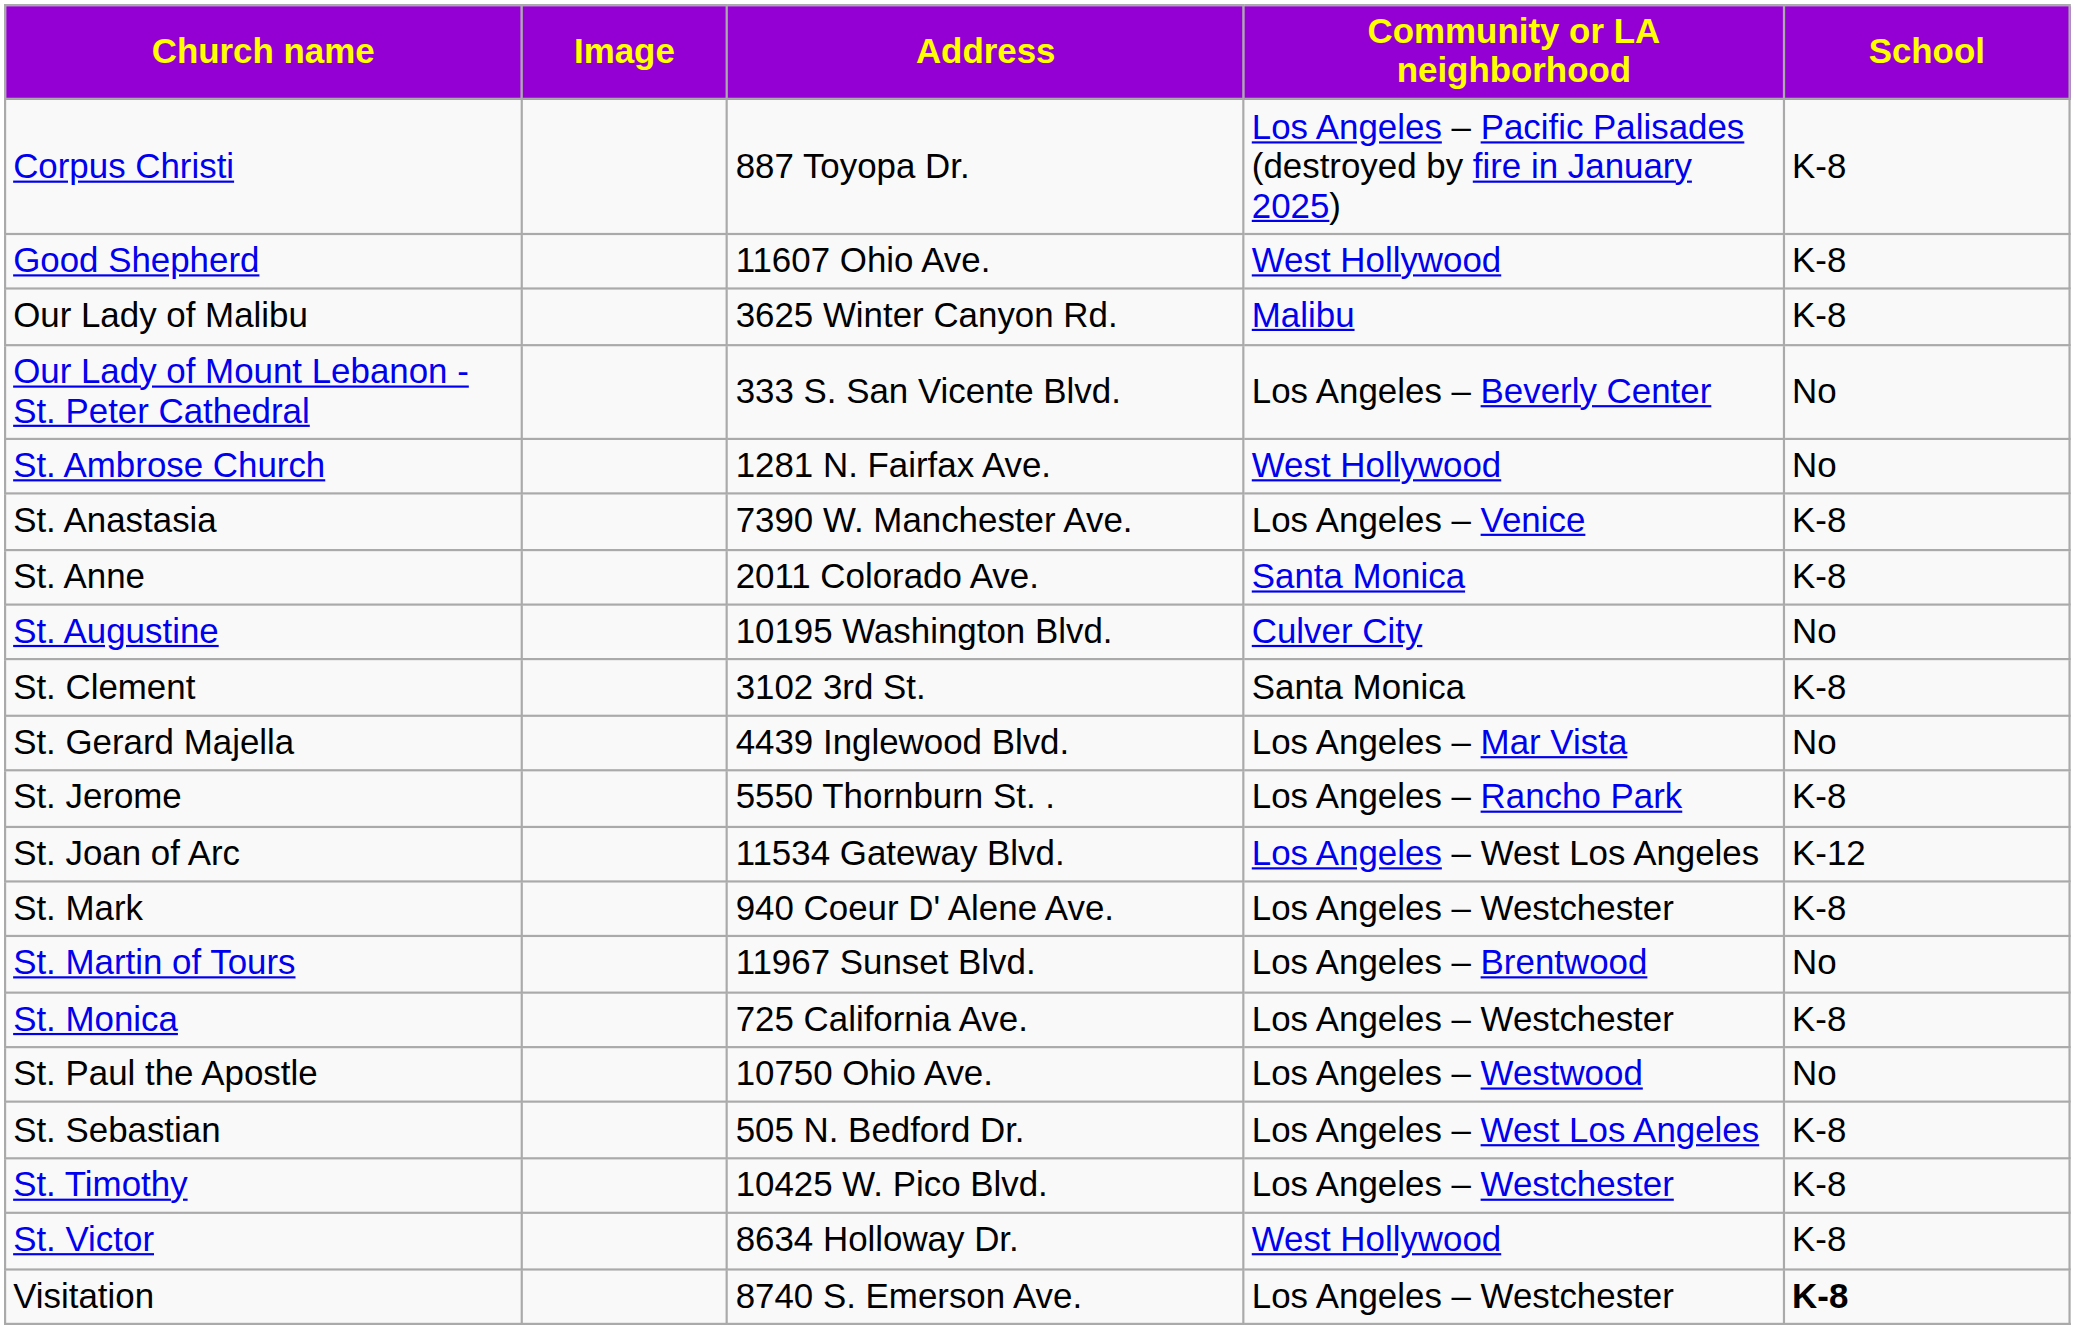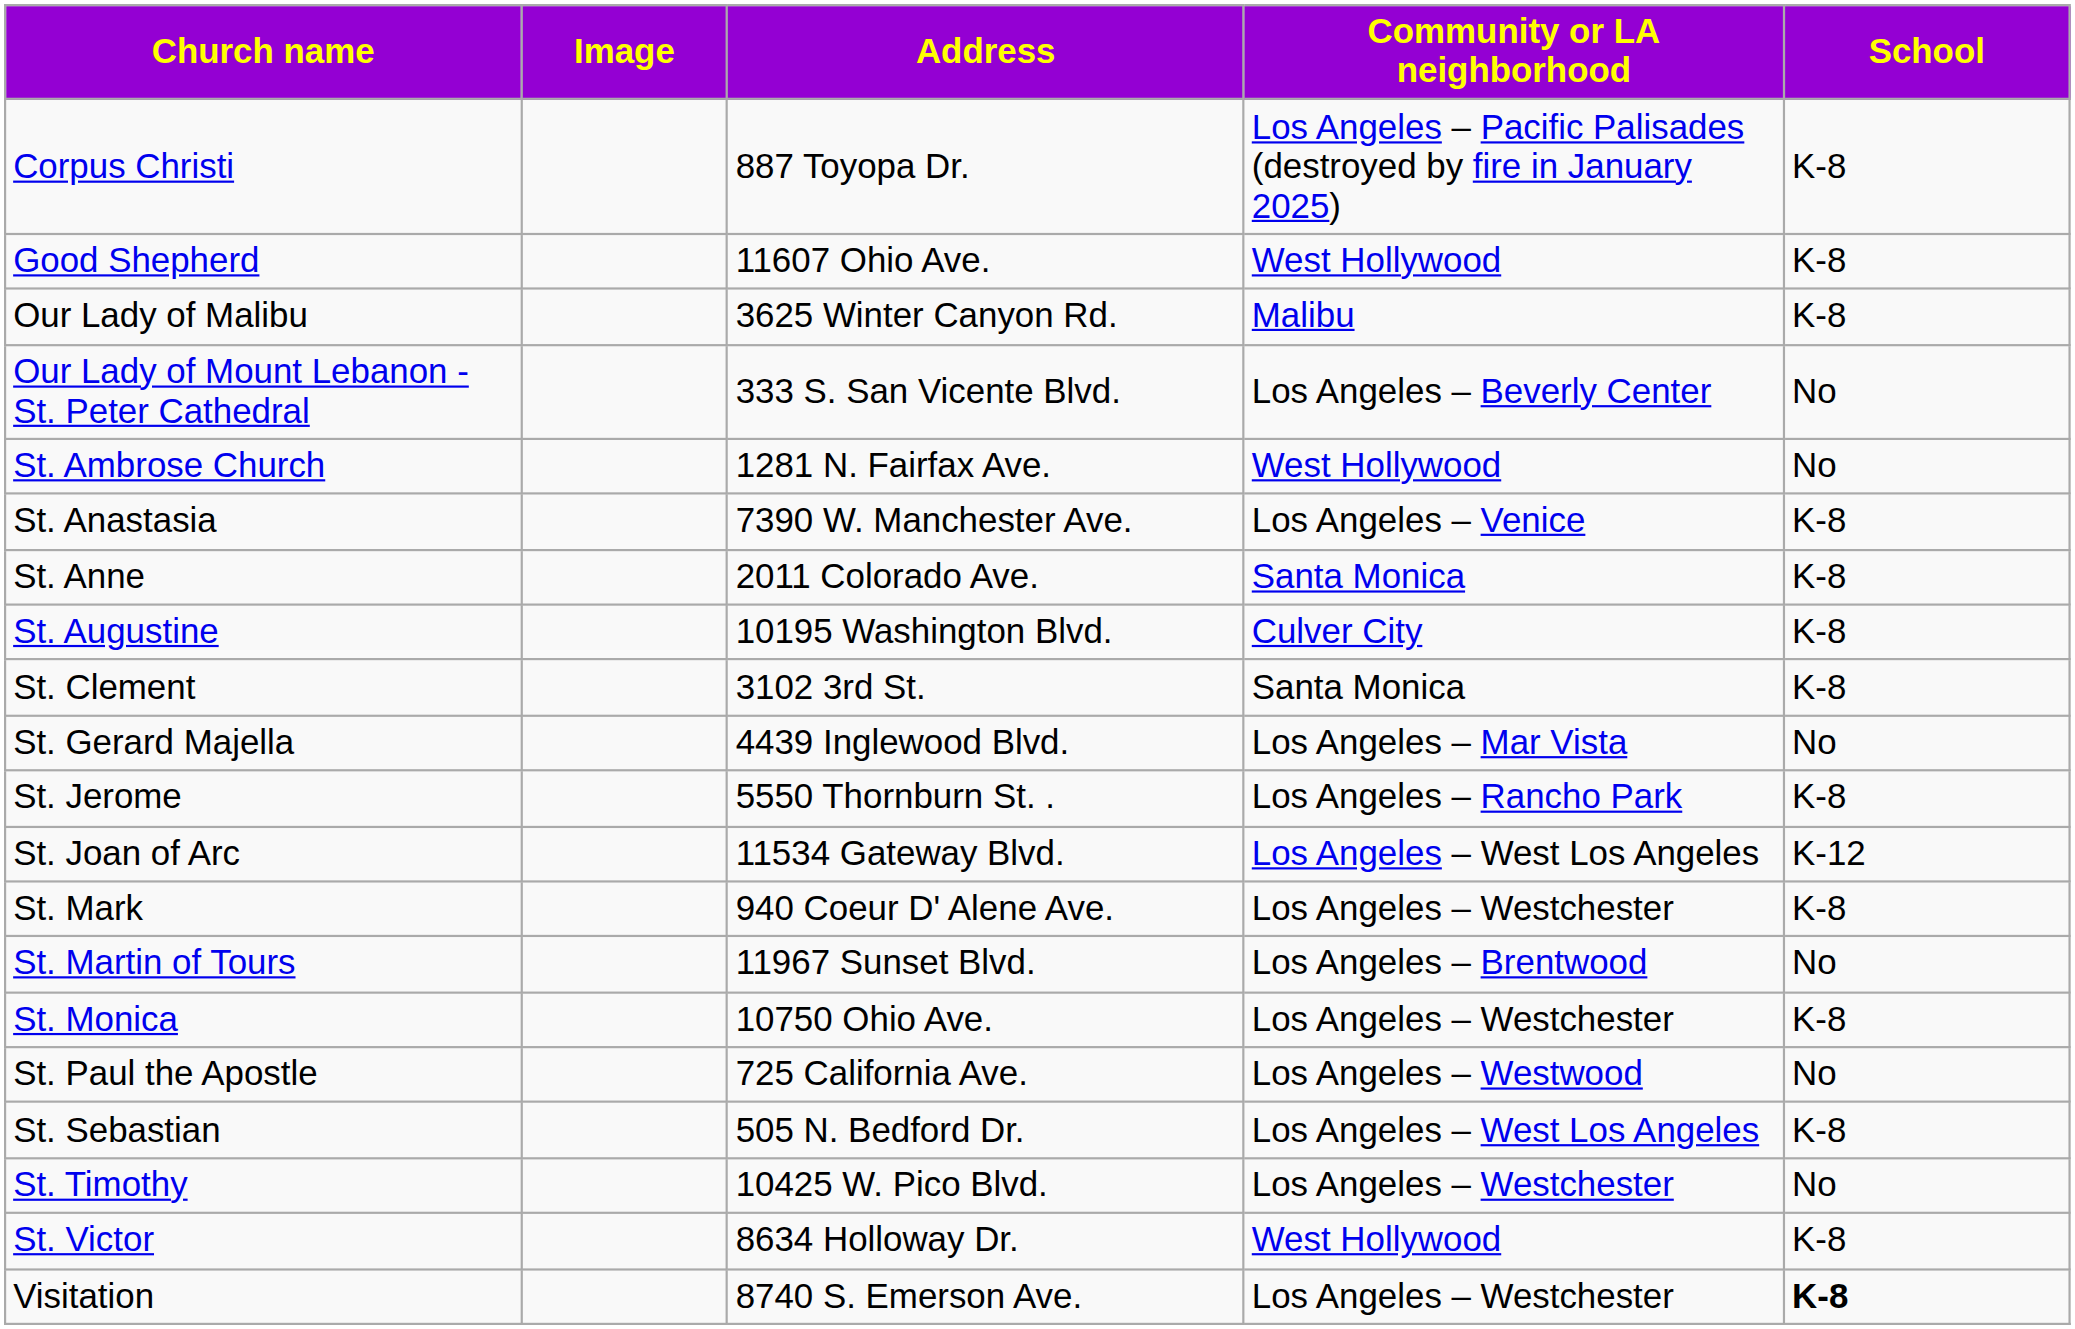(1814, 631) No -> (1819, 631) K-8
(882, 1018) 725 California Ave. -> (864, 1018) 10750 Ohio Ave.
(864, 1074) 10750 Ohio Ave. -> (882, 1074) 725 California Ave.
(1819, 1184) K-8 -> (1814, 1184) No
